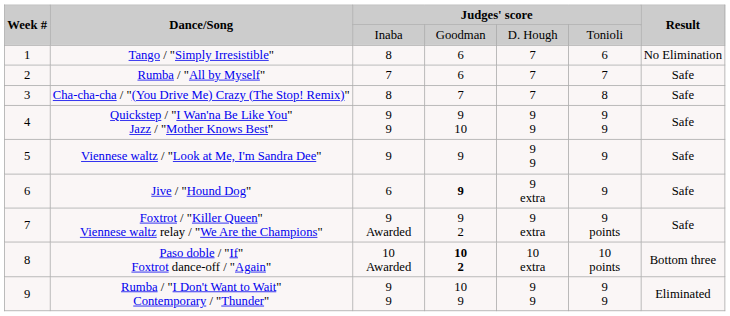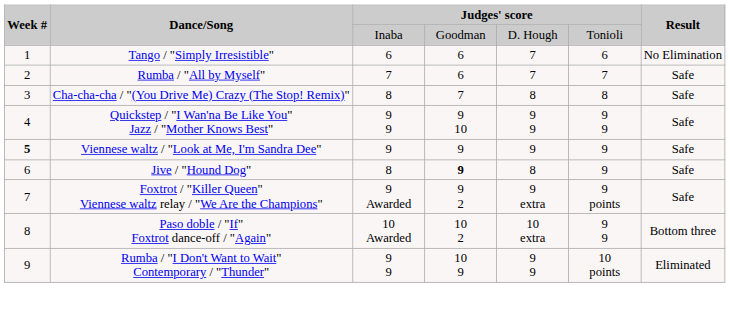(389, 55) 8 -> (389, 55) 6
(533, 95) 7 -> (533, 95) 8
(27, 156) normal -> (27, 149) bold
(533, 156) 9 9 -> (533, 149) 9
(389, 191) 6 -> (389, 169) 8
(533, 191) 9 extra -> (533, 169) 8
(461, 259) bold -> (461, 231) normal
(605, 259) 10 points -> (605, 231) 9 9
(605, 293) 9 9 -> (605, 265) 10 points
